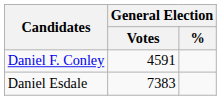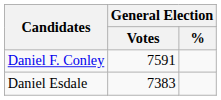(161, 60) 4591 -> (161, 60) 7591
